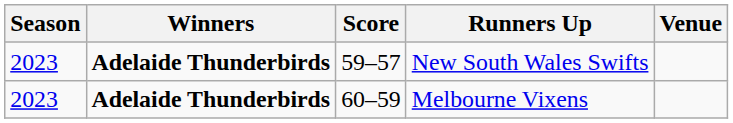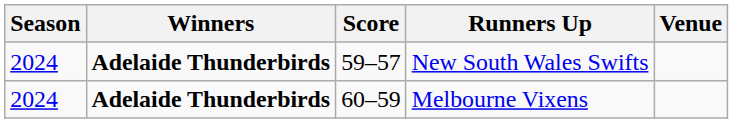(34, 61) 2023 -> (34, 61) 2024
(34, 99) 2023 -> (34, 99) 2024
